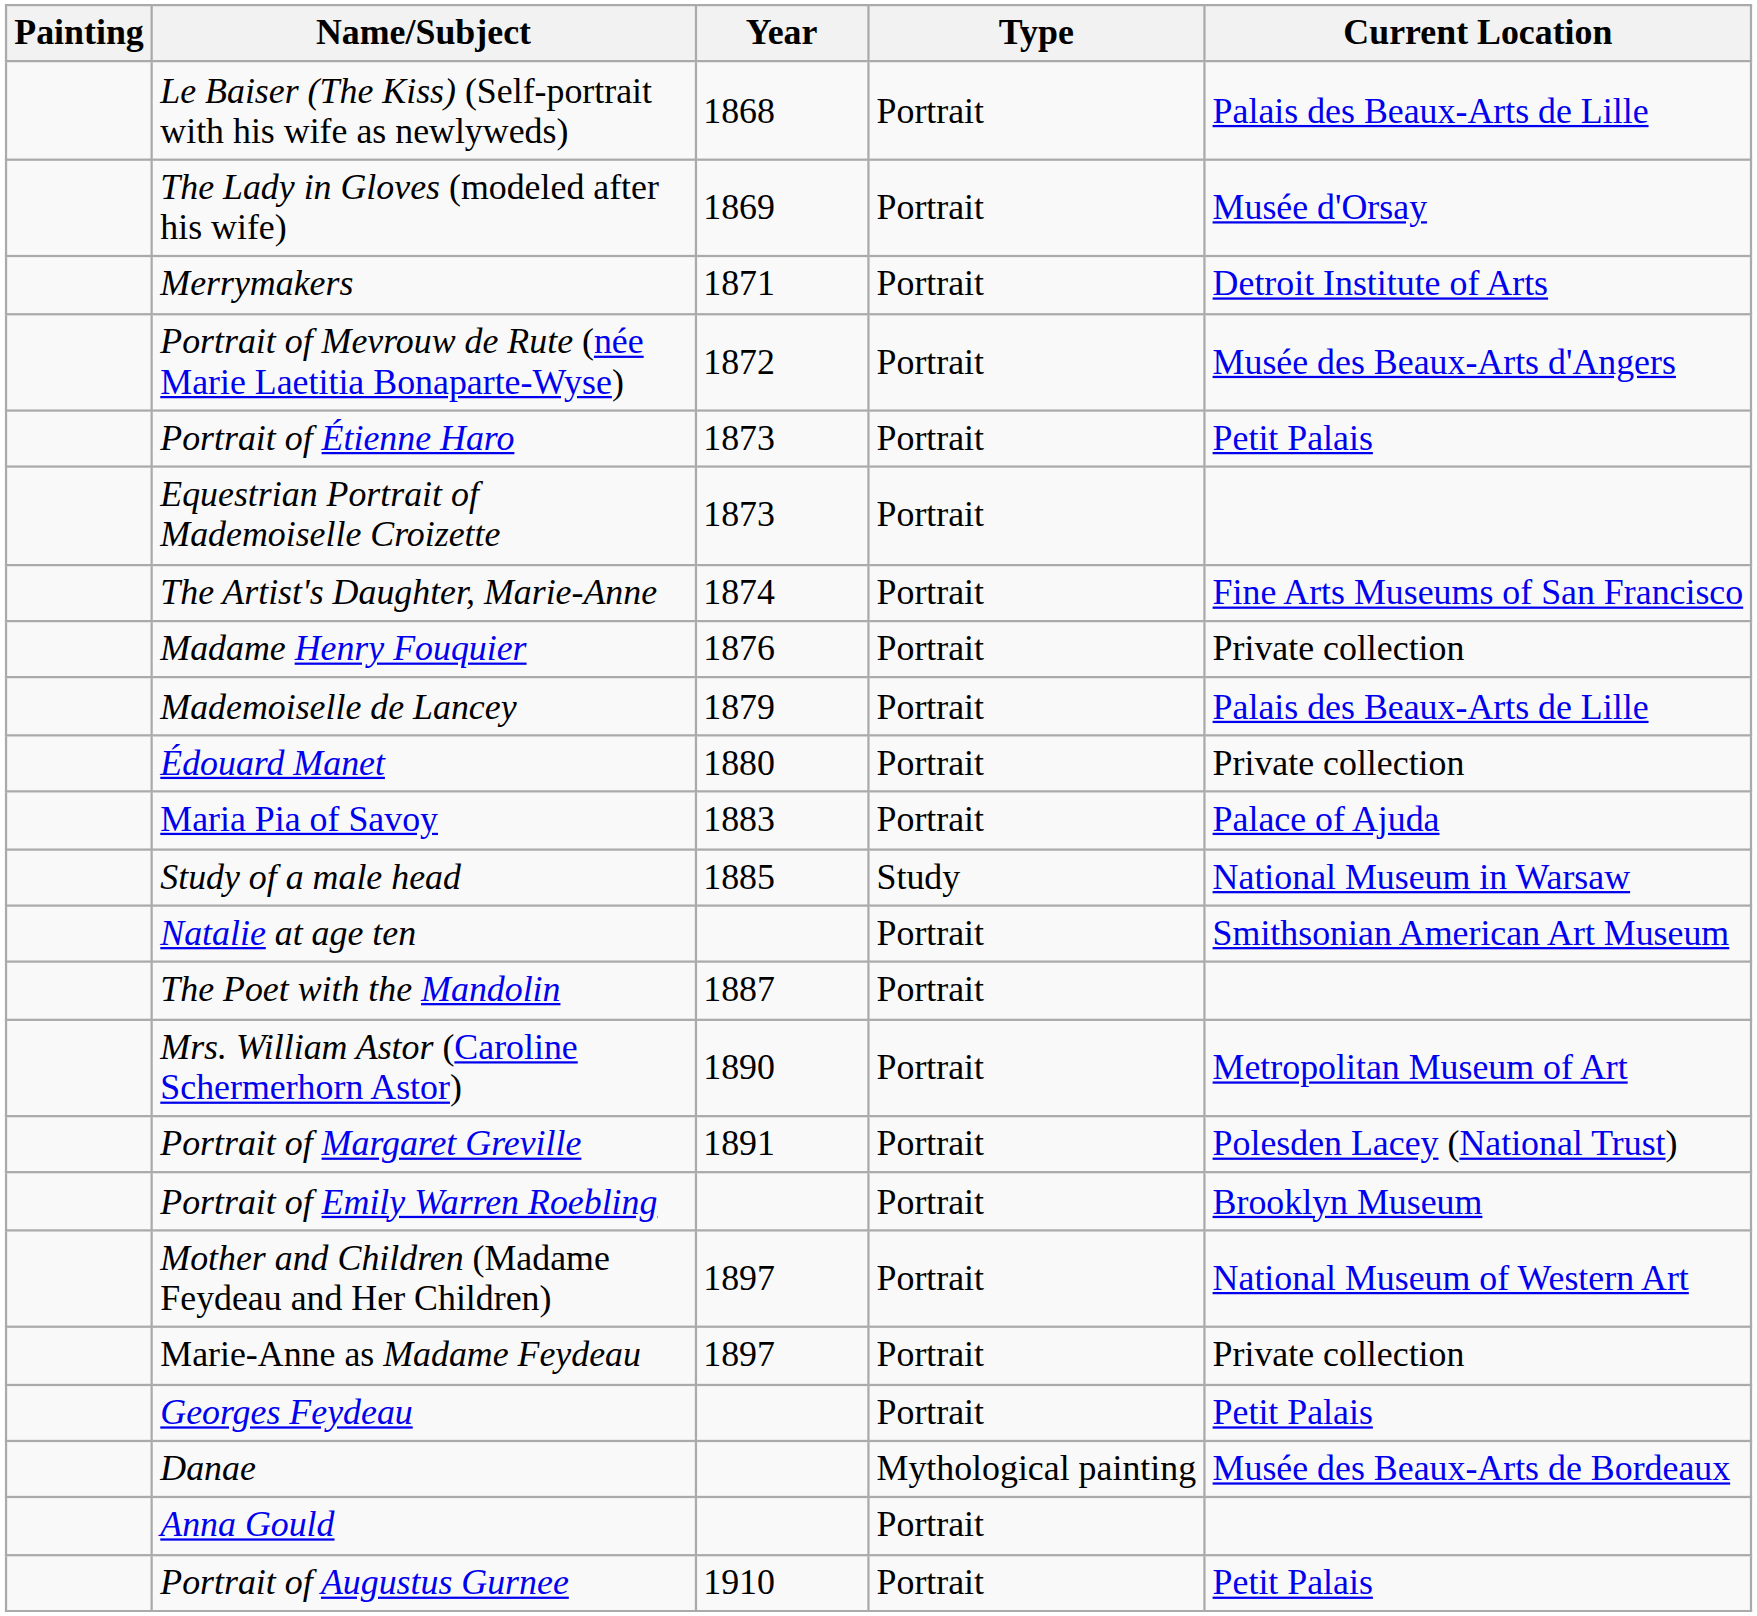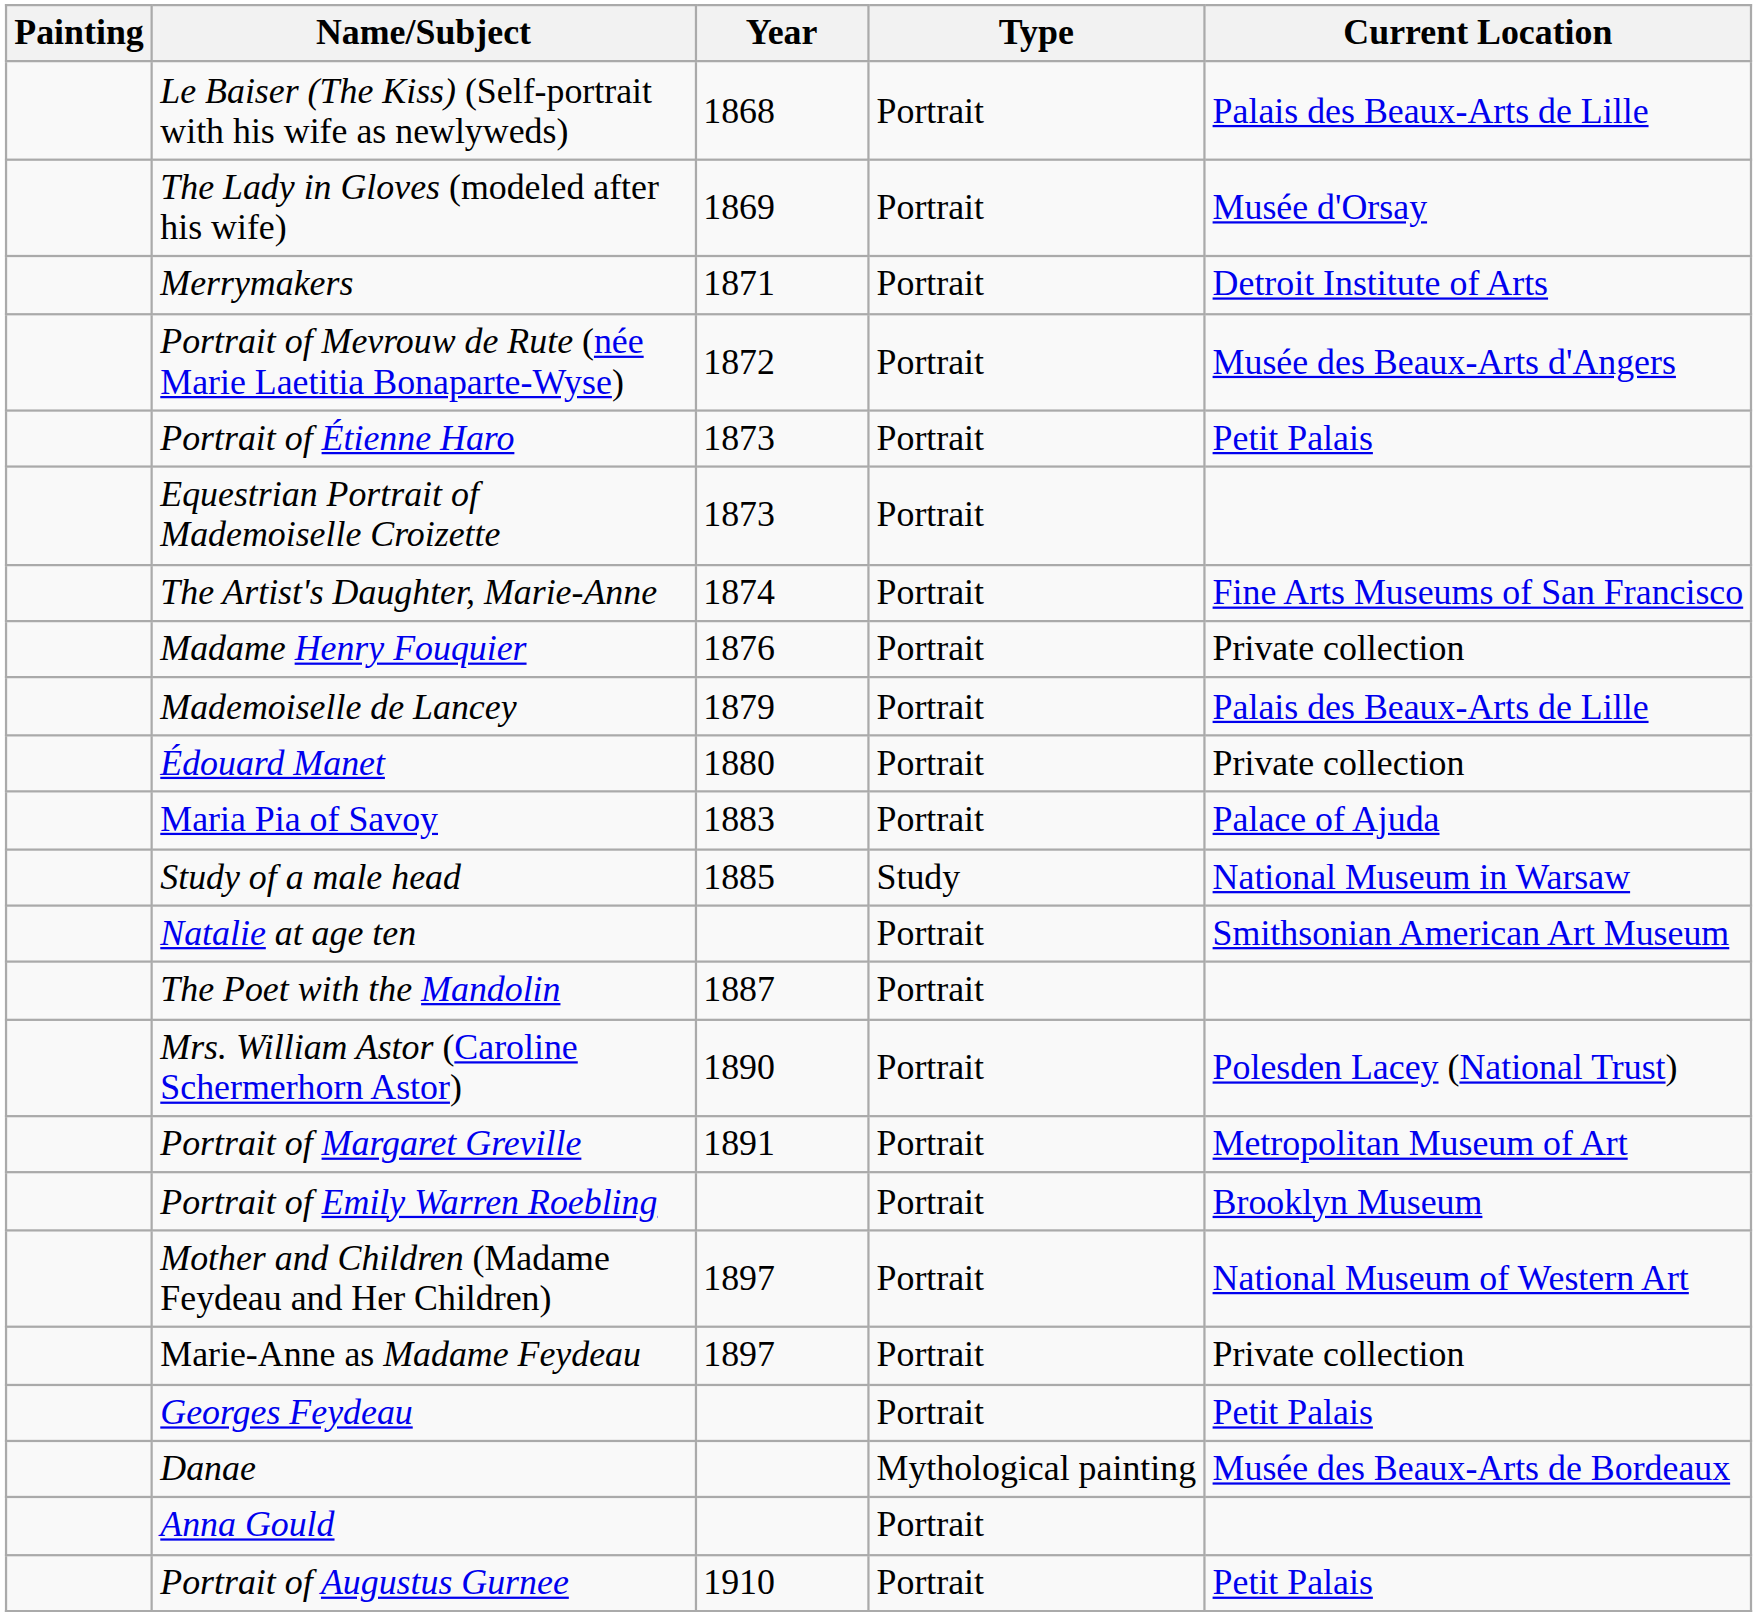(1420, 1066) Metropolitan Museum of Art -> (1445, 1066) Polesden Lacey (National Trust)
(1445, 1143) Polesden Lacey (National Trust) -> (1420, 1143) Metropolitan Museum of Art
